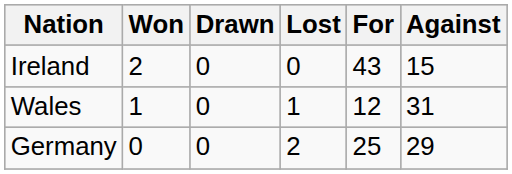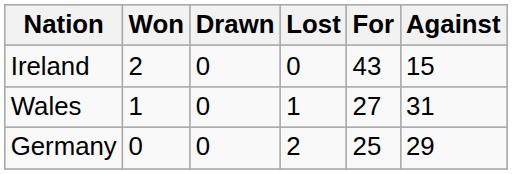(367, 106) 12 -> (367, 106) 27
